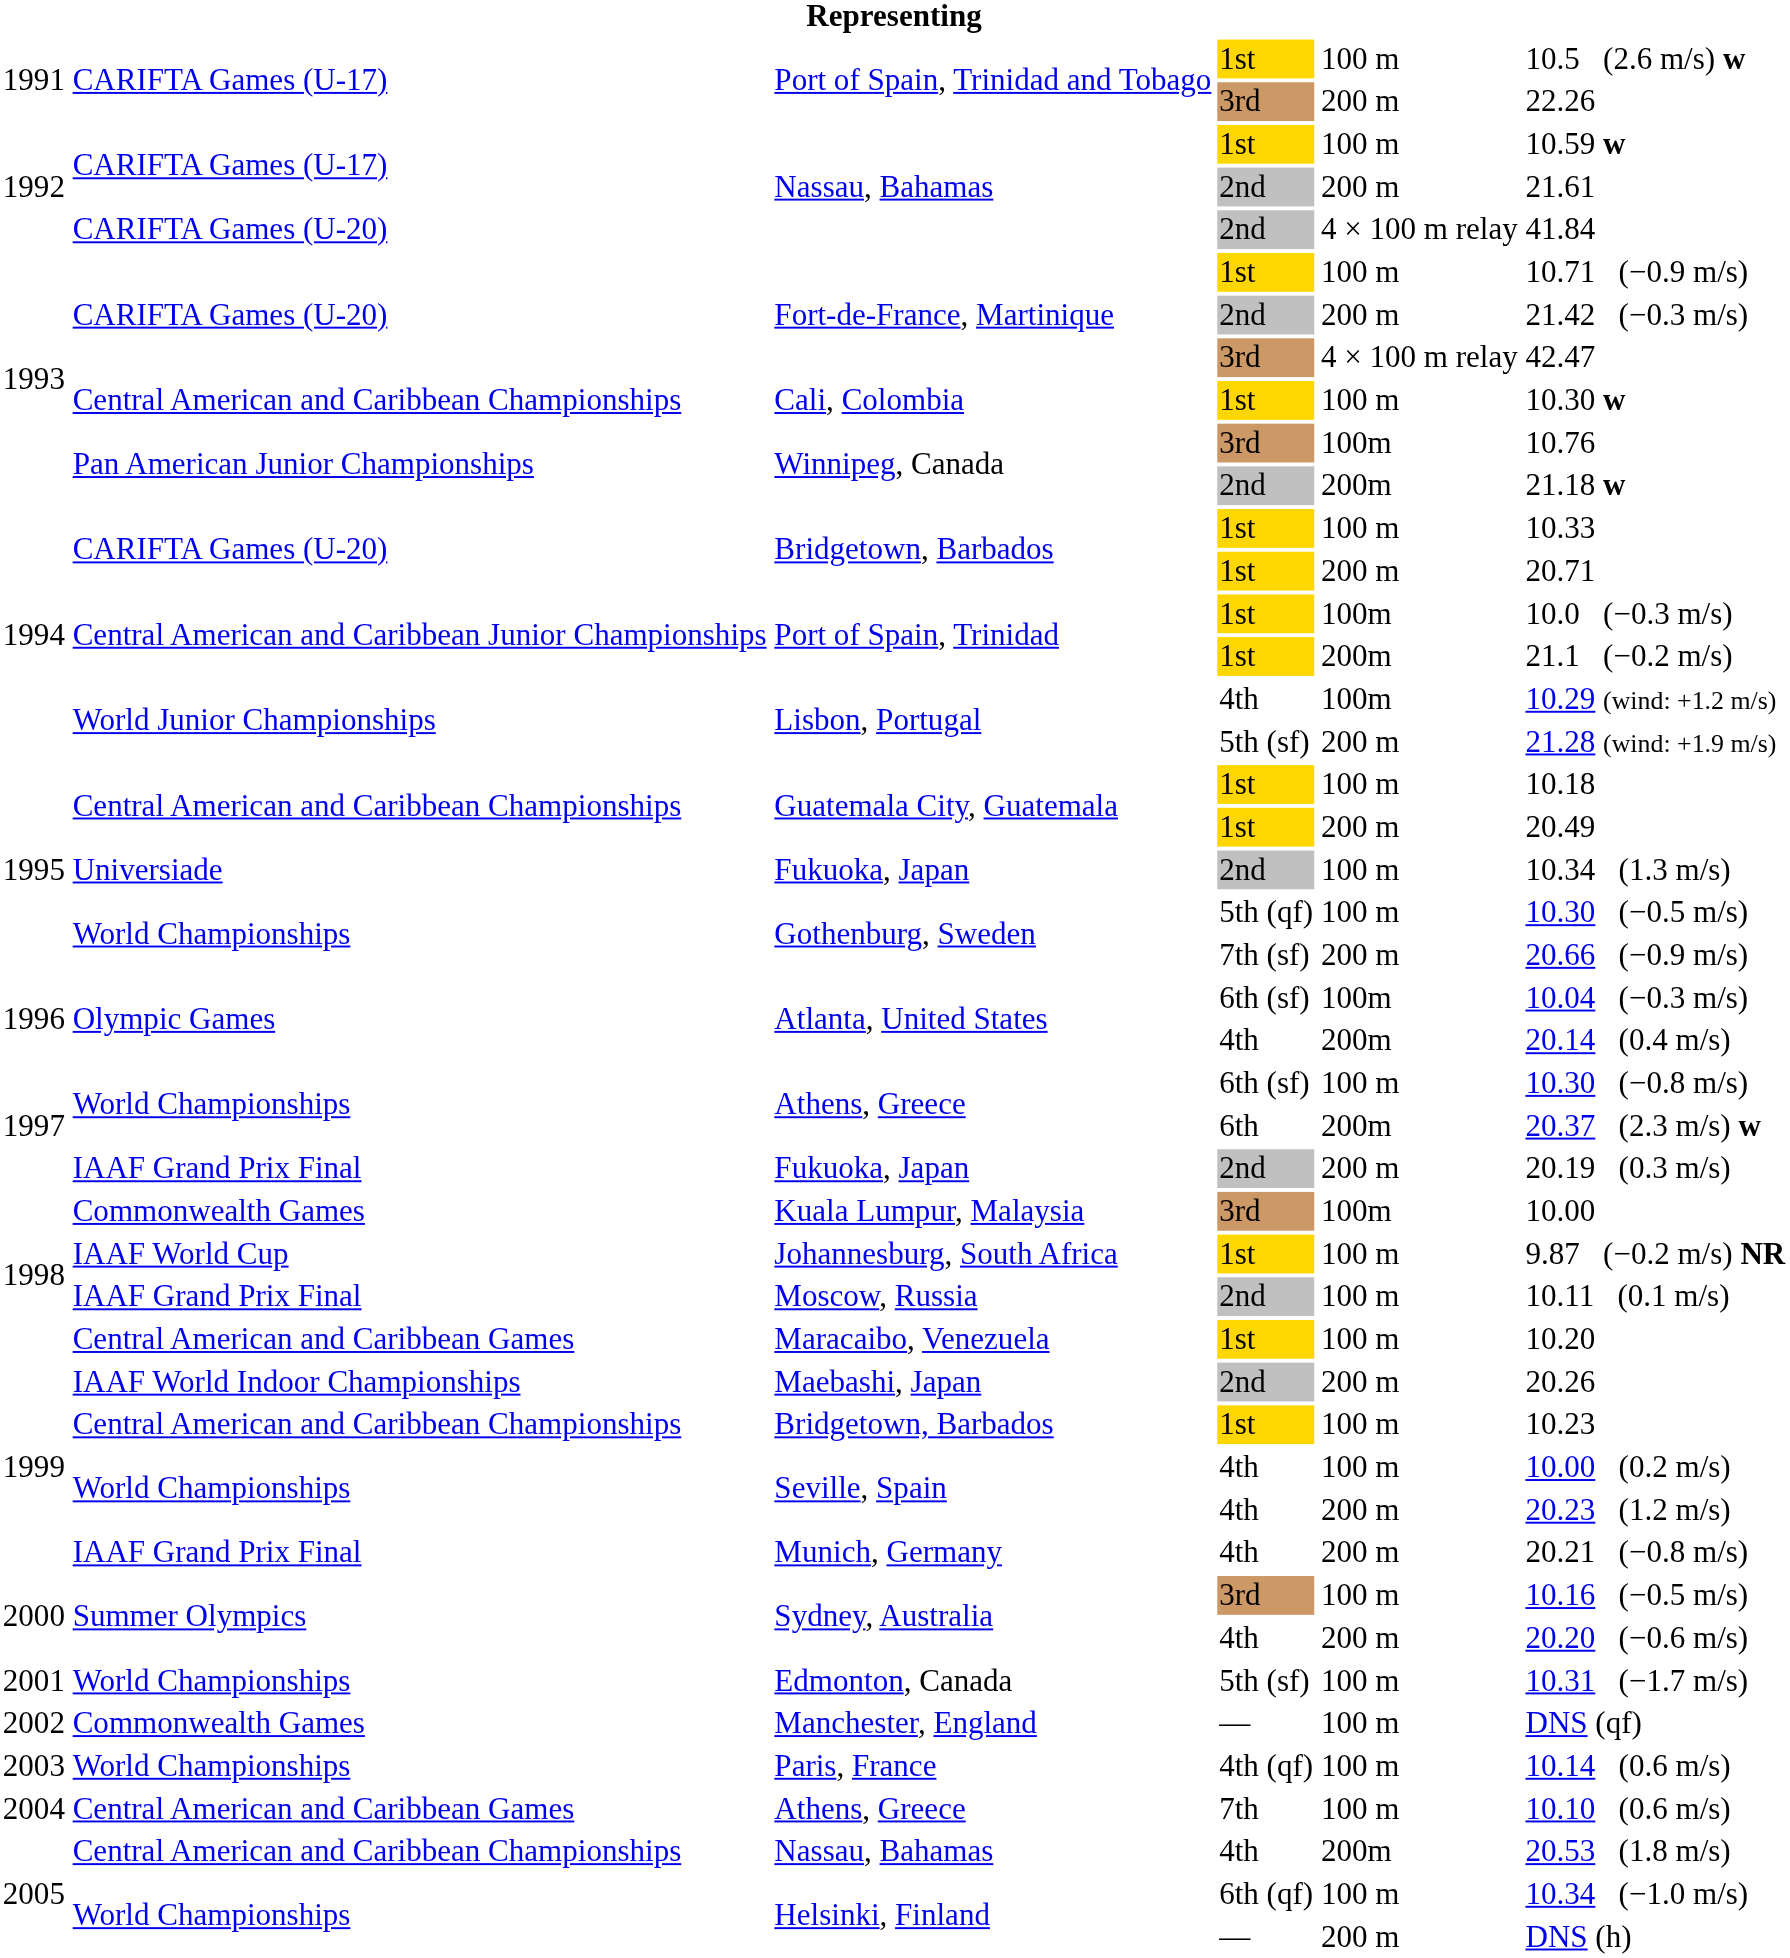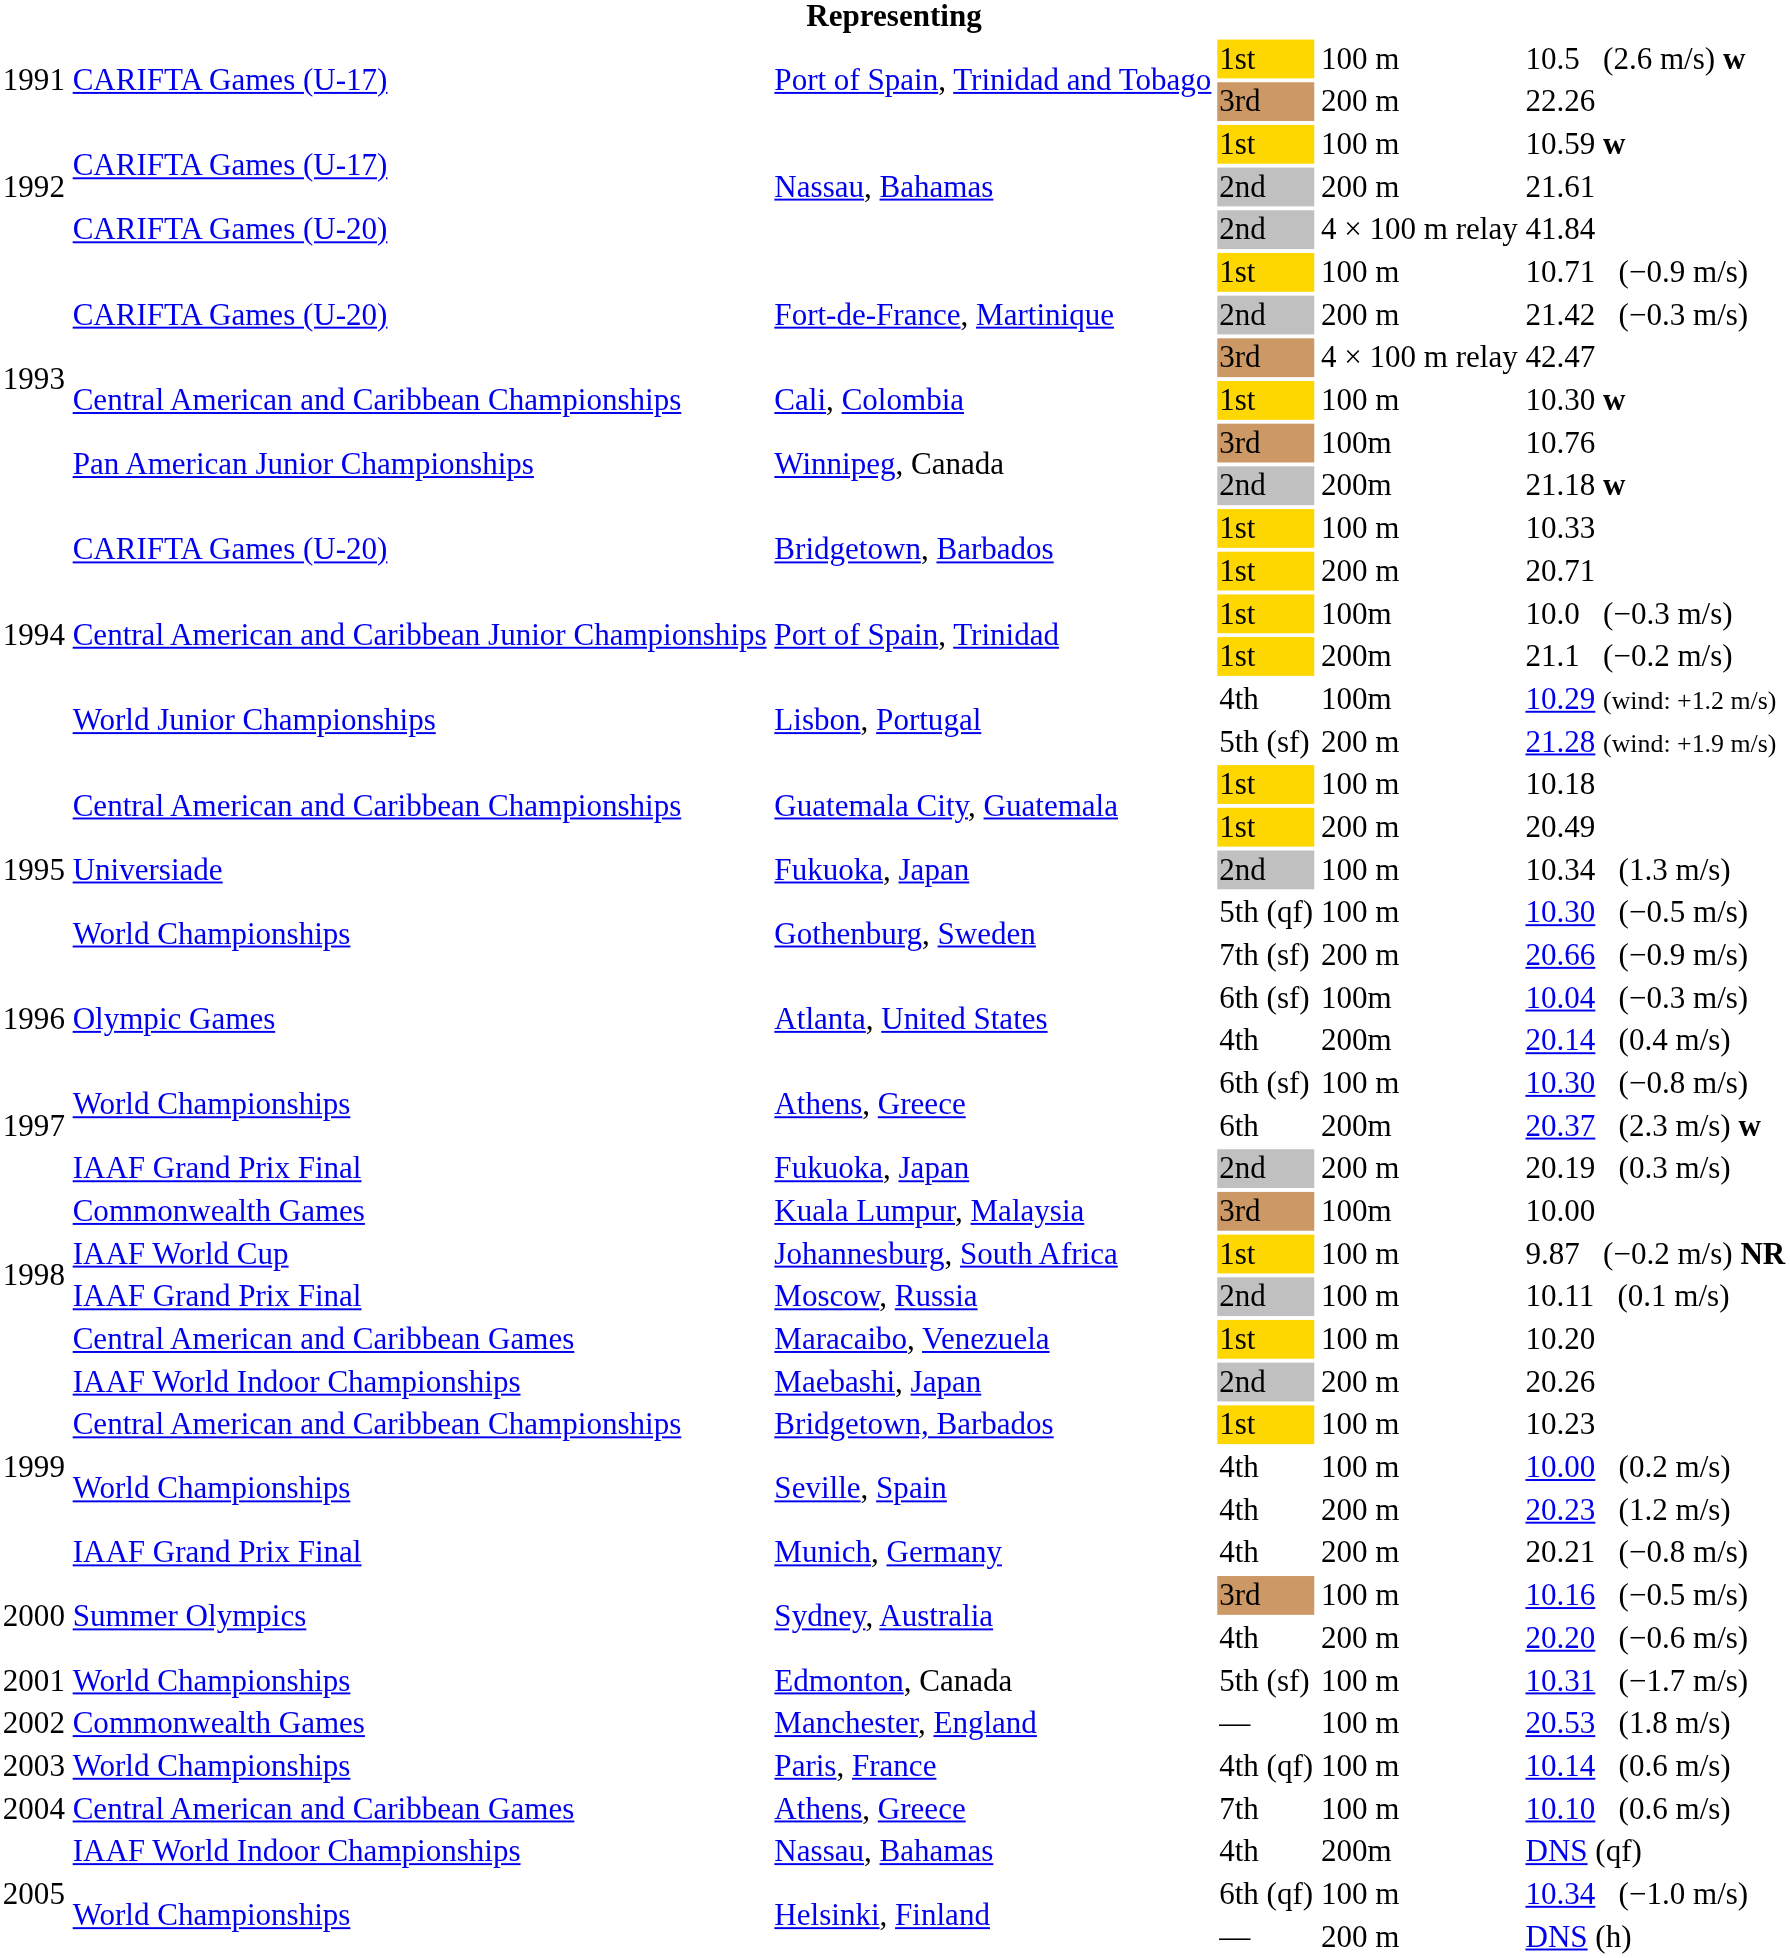(1584, 1723) DNS (qf) -> (1628, 1723) 20.53 (1.8 m/s)
(377, 1851) Central American and Caribbean Championships -> (297, 1851) IAAF World Indoor Championships
(1628, 1851) 20.53 (1.8 m/s) -> (1584, 1851) DNS (qf)
